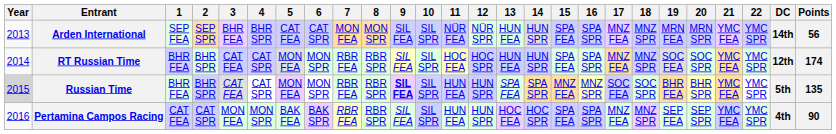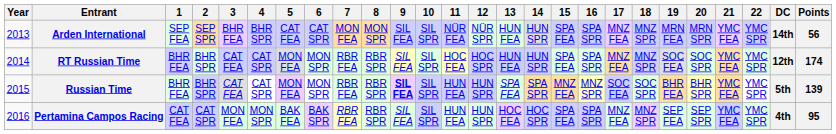(18, 88) lightgrey background -> (18, 88) no background
(814, 88) 135 -> (814, 88) 139
(814, 116) 90 -> (814, 116) 95
